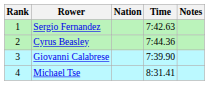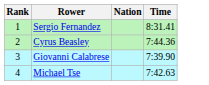- column: (191, 12)
(160, 27) 7:42.63 -> (160, 27) 8:31.41
(160, 73) 8:31.41 -> (160, 73) 7:42.63
